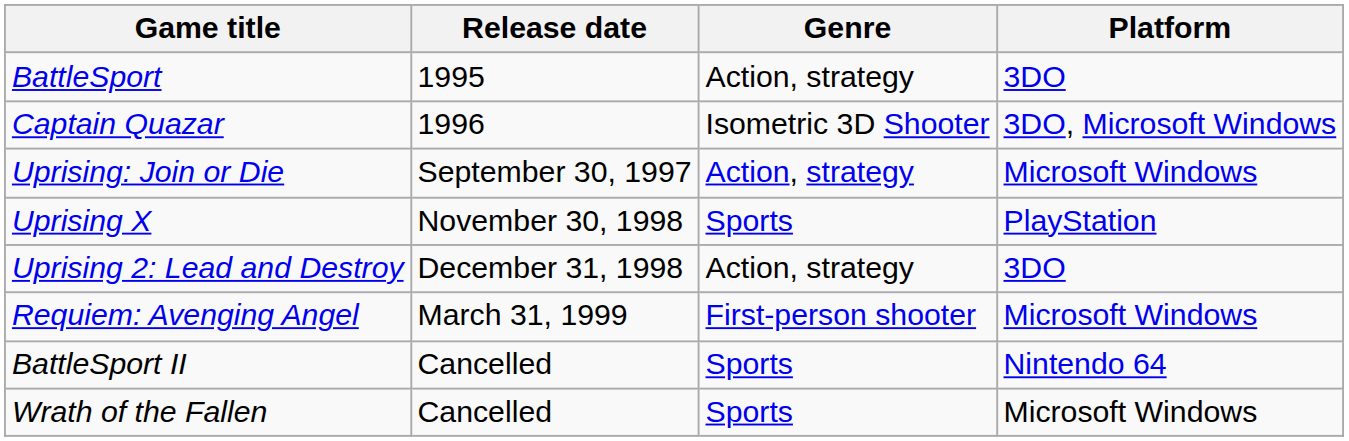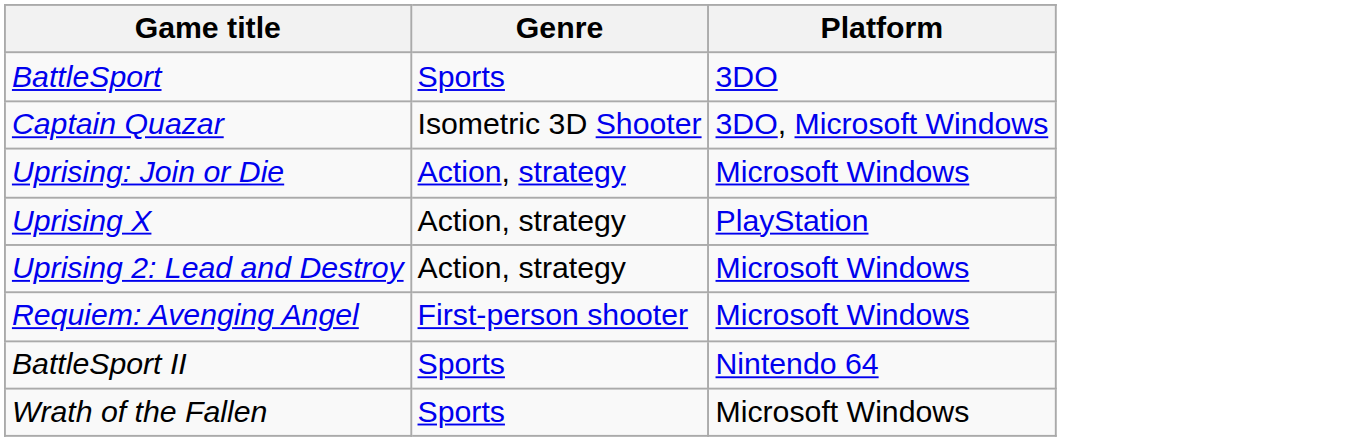- column: (555, 28)
(810, 76) Action, strategy -> (461, 76) Sports
(749, 220) Sports -> (522, 220) Action, strategy
(1035, 268) 3DO -> (842, 268) Microsoft Windows
